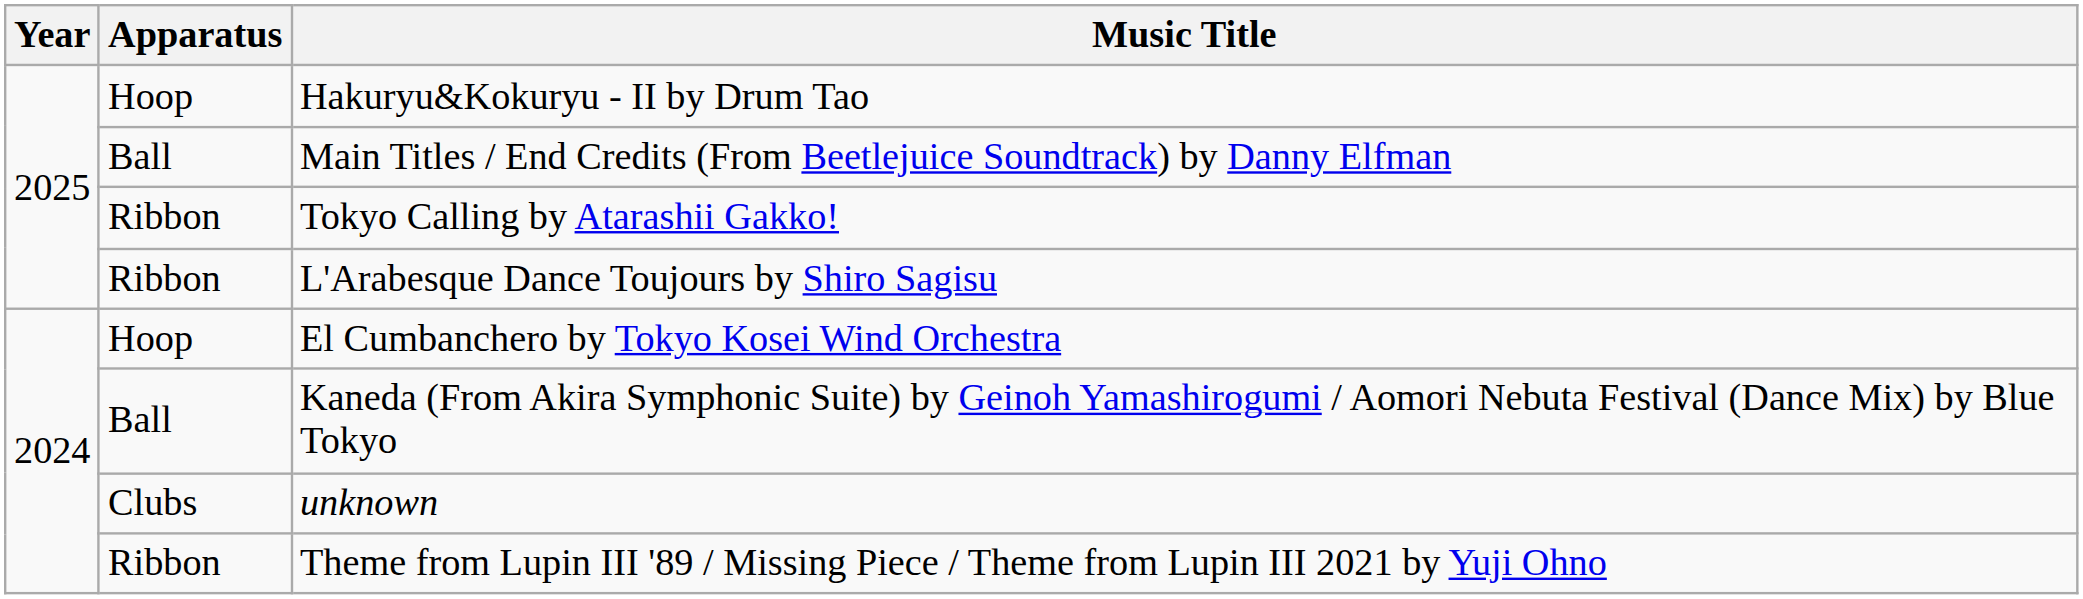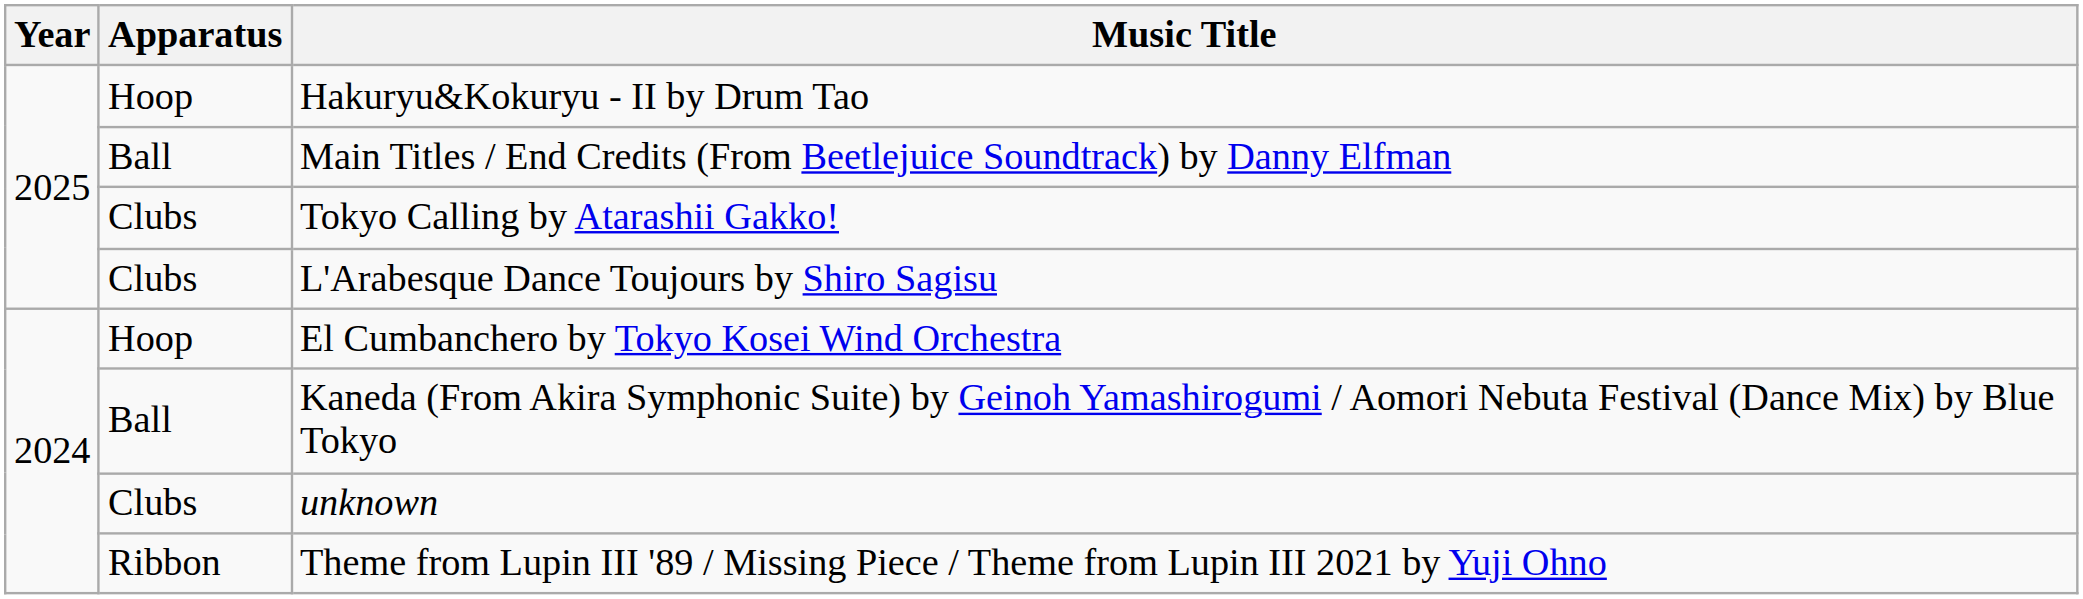(164, 216) Ribbon -> (153, 216) Clubs
(164, 277) Ribbon -> (153, 277) Clubs
